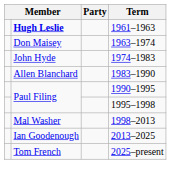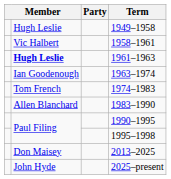+ row: (133, 27)
+ row: (133, 43)
(37, 43) Don Maisey -> (46, 74) Ian Goodenough
(35, 58) John Hyde -> (37, 89) Tom French
- row: (133, 120)
(46, 136) Ian Goodenough -> (37, 151) Don Maisey
(37, 151) Tom French -> (35, 167) John Hyde
